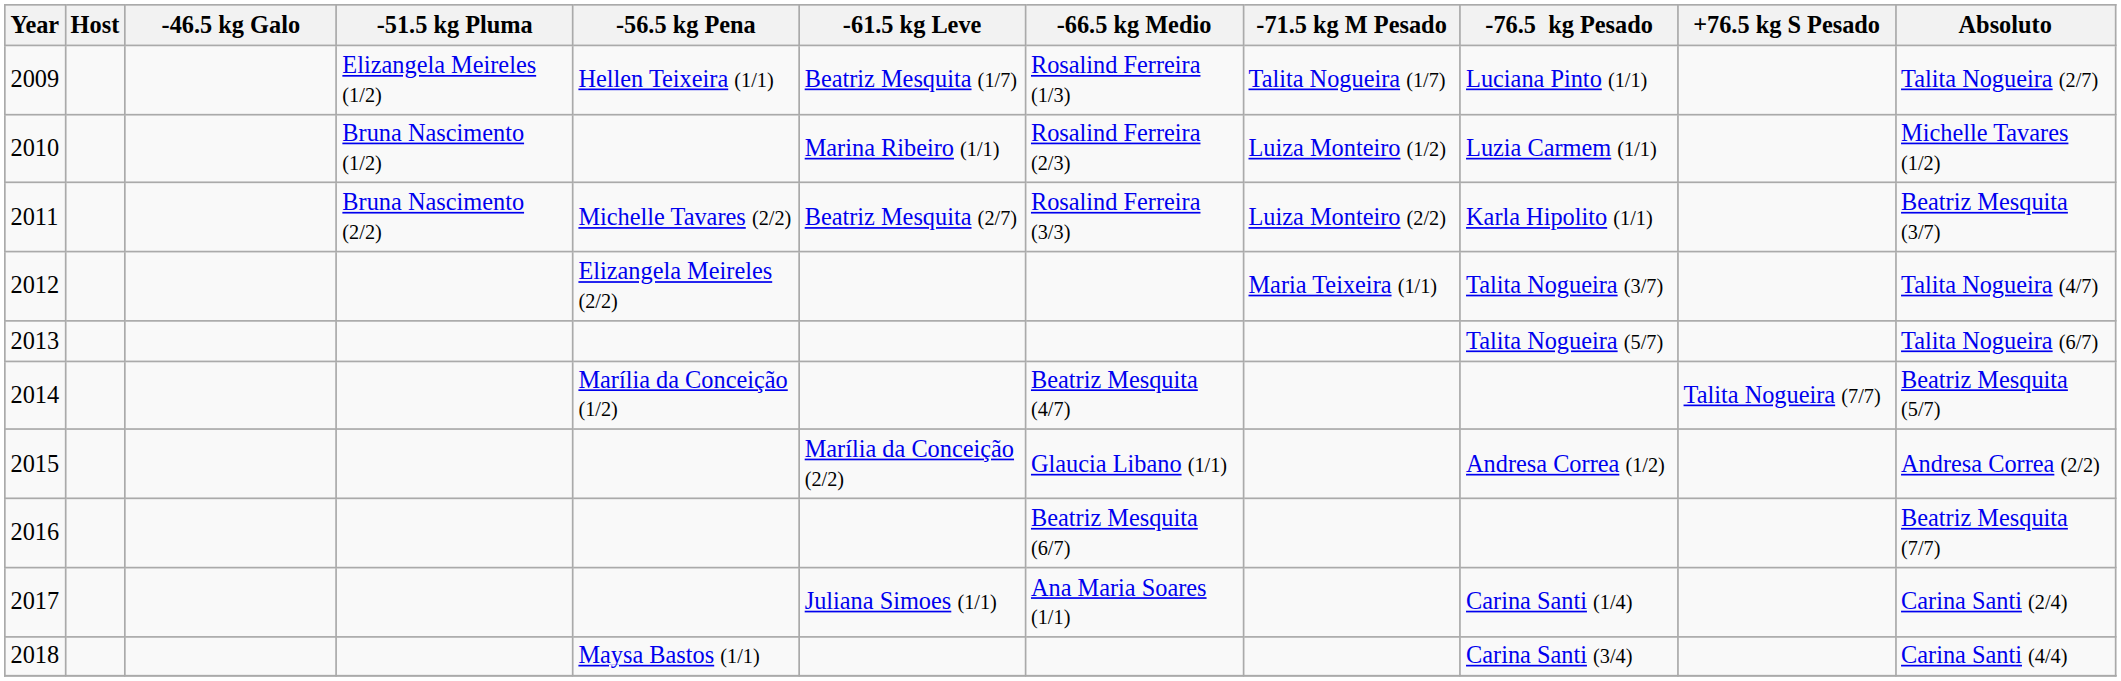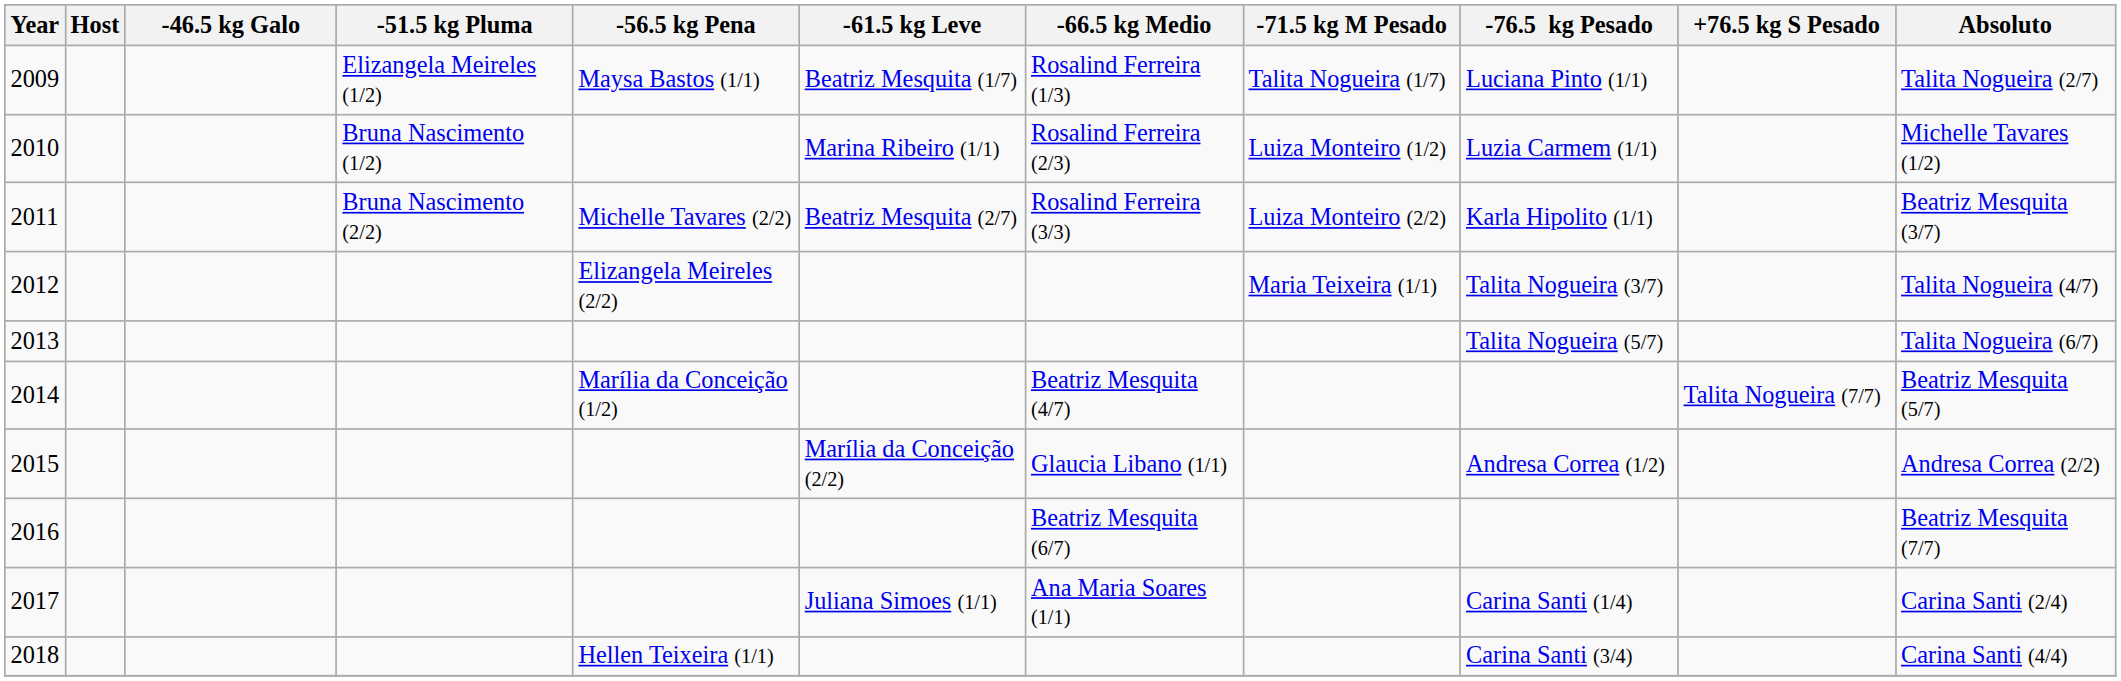(676, 79) Hellen Teixeira (1/1) -> (669, 79) Maysa Bastos (1/1)
(669, 656) Maysa Bastos (1/1) -> (676, 656) Hellen Teixeira (1/1)
